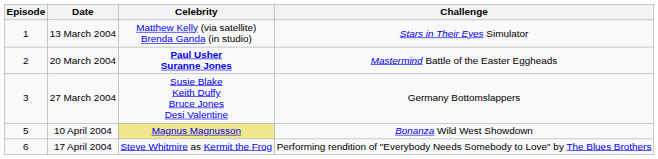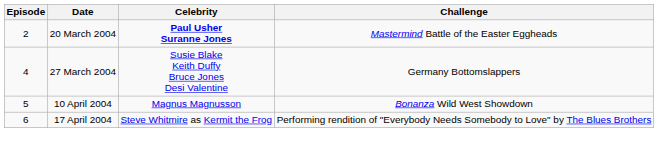- row: (83, 33)
(26, 98) 3 -> (26, 71) 4
(196, 131) khaki background -> (196, 104) no background
